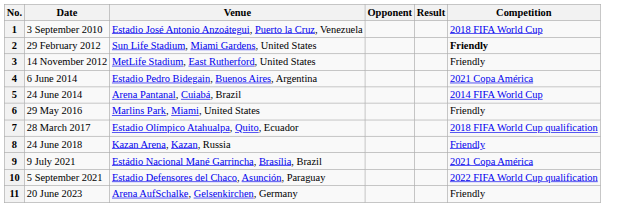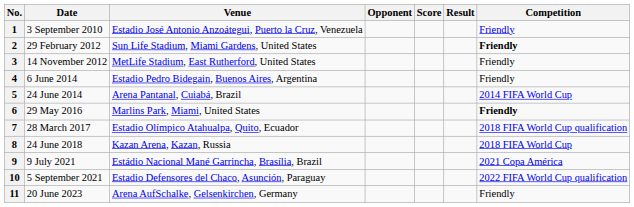+ column: (429, 12)
(496, 29) 2018 FIFA World Cup -> (497, 29) Friendly
(492, 78) 2021 Copa América -> (497, 78) Friendly
(468, 111) normal -> (498, 111) bold
(468, 144) Friendly -> (526, 144) 2018 FIFA World Cup
